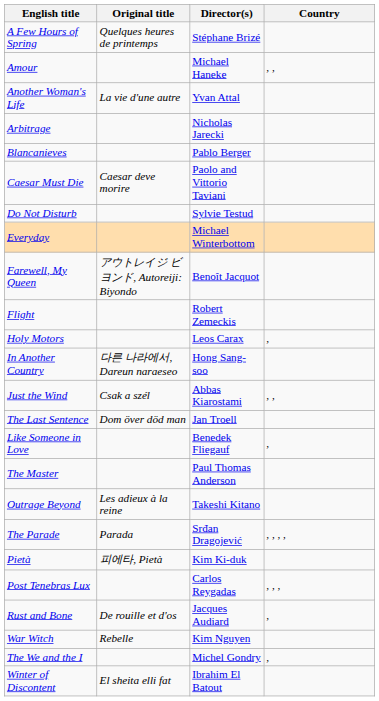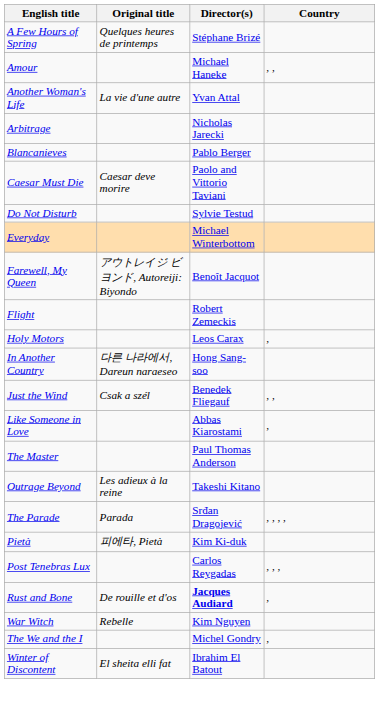(217, 395) Abbas Kiarostami -> (212, 395) Benedek Fliegauf
- row: (48, 419)
(212, 443) Benedek Fliegauf -> (217, 425) Abbas Kiarostami
(211, 615) normal -> (212, 597) bold
